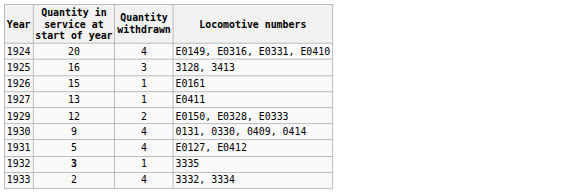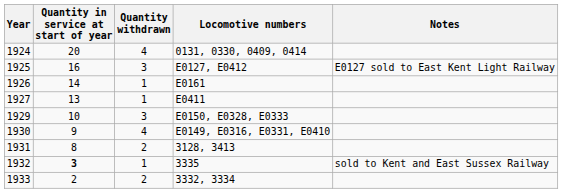+ column: (445, 24)
(253, 51) E0149, E0316, E0331, E0410 -> (241, 51) 0131, 0330, 0409, 0414
(205, 67) 3128, 3413 -> (211, 67) E0127, E0412
(74, 84) 15 -> (74, 84) 14
(74, 116) 12 -> (74, 116) 10
(144, 116) 2 -> (144, 116) 3
(241, 132) 0131, 0330, 0409, 0414 -> (253, 132) E0149, E0316, E0331, E0410
(74, 148) 5 -> (74, 148) 8
(144, 148) 4 -> (144, 148) 2
(211, 148) E0127, E0412 -> (205, 148) 3128, 3413
(144, 180) 4 -> (144, 180) 2
